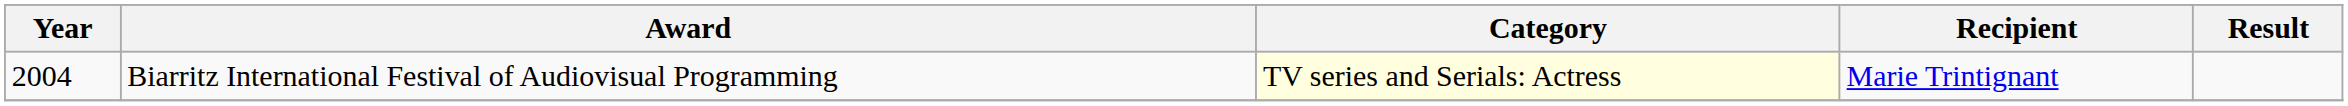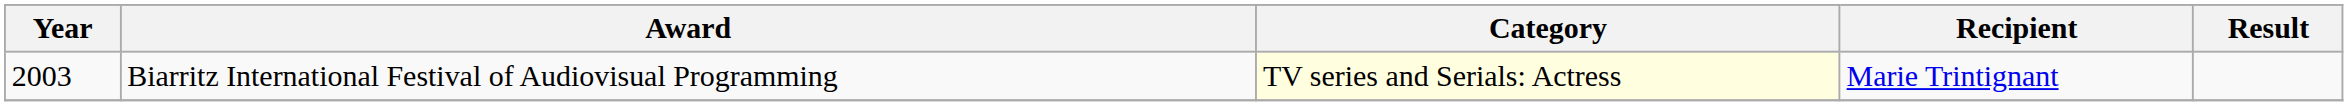(42, 75) 2004 -> (42, 75) 2003
